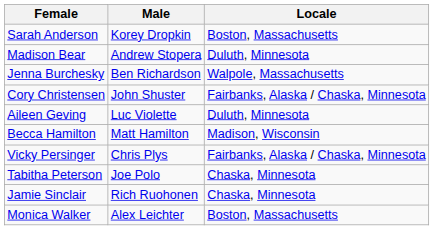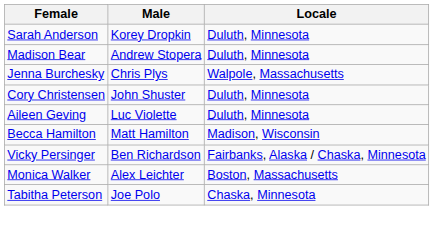(273, 34) Boston, Massachusetts -> (258, 34) Duluth, Minnesota
(156, 74) Ben Richardson -> (139, 74) Chris Plys
(317, 94) Fairbanks, Alaska / Chaska, Minnesota -> (258, 94) Duluth, Minnesota
(139, 154) Chris Plys -> (156, 154) Ben Richardson
rows swapped: (55, 174) <-> (49, 214)
- row: (47, 194)
